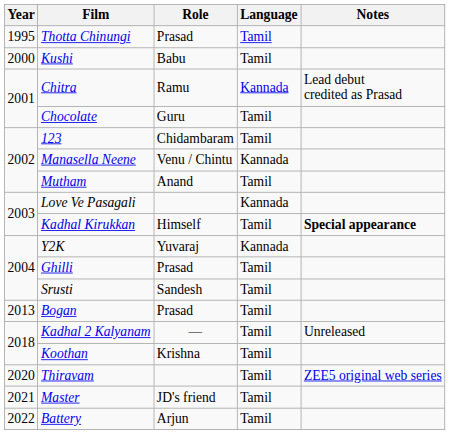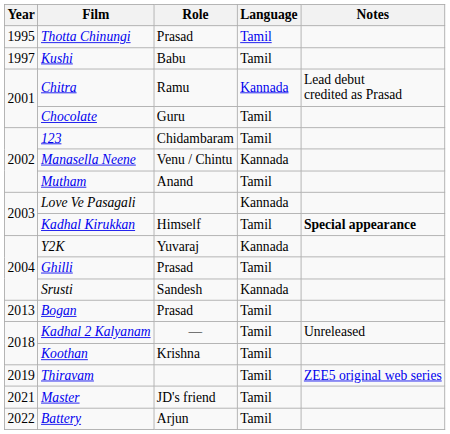(21, 58) 2000 -> (21, 58) 1997
(256, 289) Tamil -> (264, 289) Kannada
(21, 375) 2020 -> (21, 375) 2019
